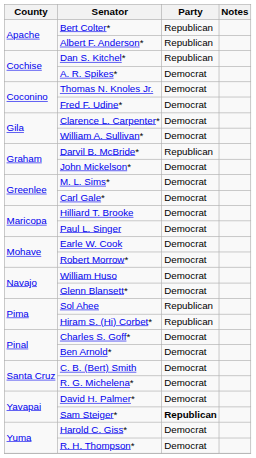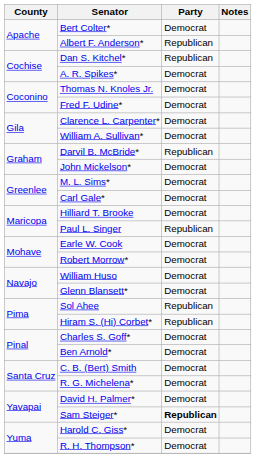(189, 27) Republican -> (185, 27) Democrat
(185, 228) Democrat -> (189, 228) Republican
